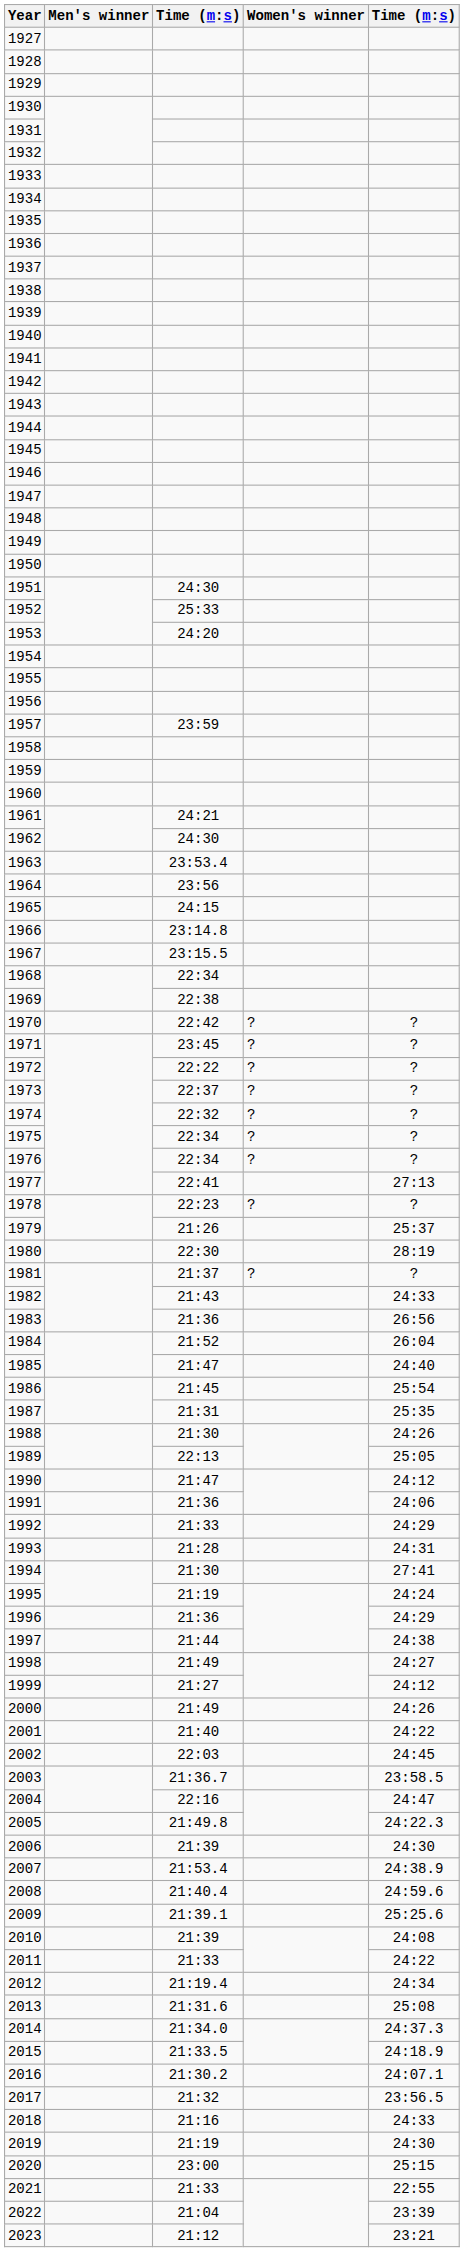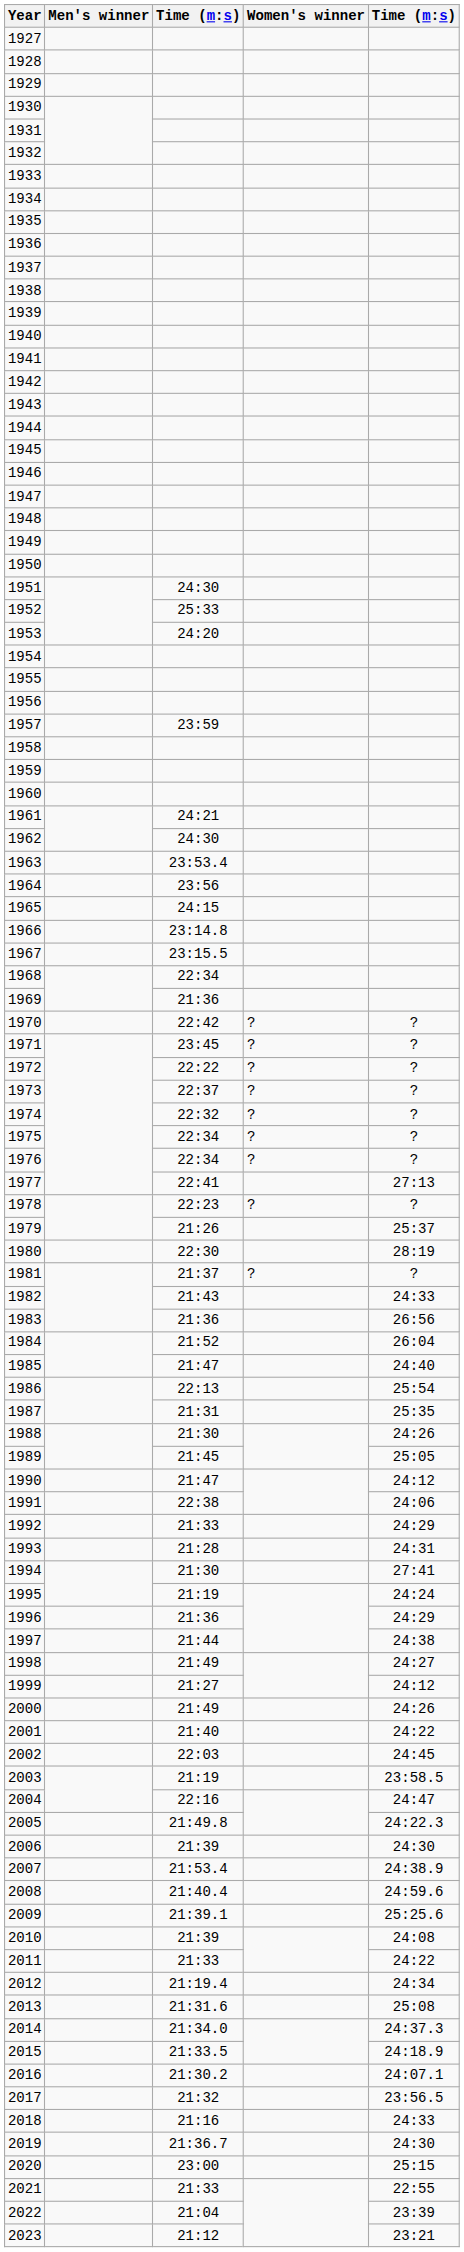(198, 1000) 22:38 -> (198, 1000) 21:36
(198, 1389) 21:45 -> (198, 1389) 22:13
(198, 1458) 22:13 -> (198, 1458) 21:45
(198, 1503) 21:36 -> (198, 1503) 22:38
(198, 1778) 21:36.7 -> (198, 1778) 21:19
(198, 2144) 21:19 -> (198, 2144) 21:36.7
